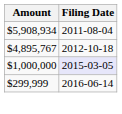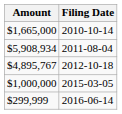+ row: (32, 30)
(87, 65) lavender background -> (87, 83) no background
